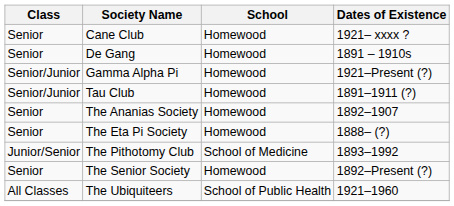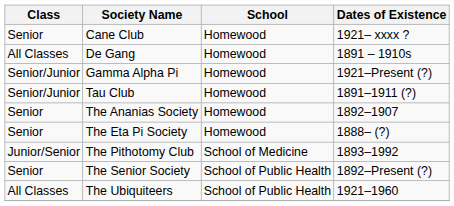(25, 54) Senior -> (38, 54) All Classes
(235, 171) Homewood -> (267, 171) School of Public Health
